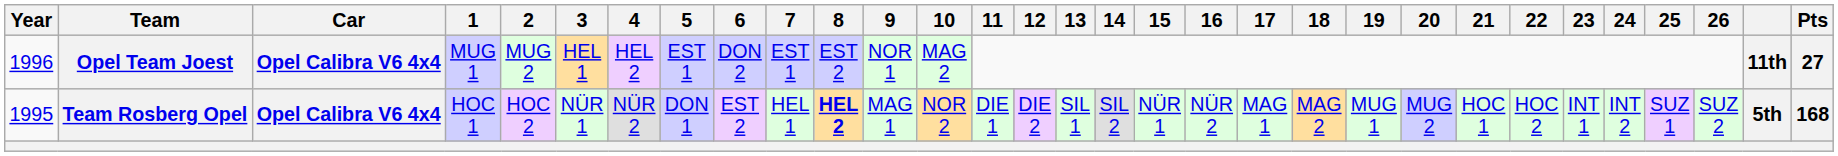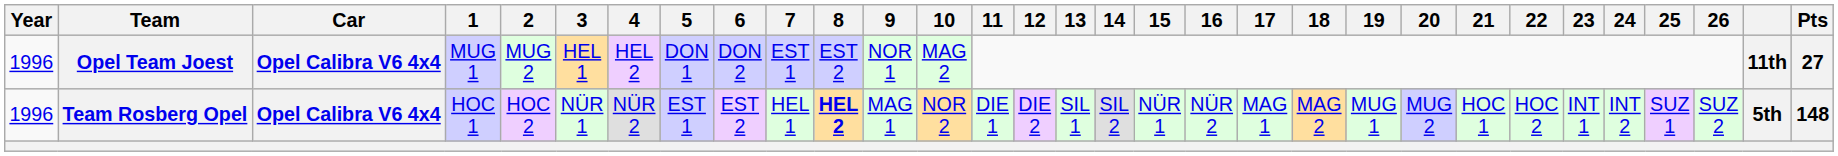(687, 62) EST 1 -> (687, 62) DON 1
(31, 115) 1995 -> (31, 115) 1996
(687, 115) DON 1 -> (687, 115) EST 1
(1813, 115) 168 -> (1813, 115) 148
